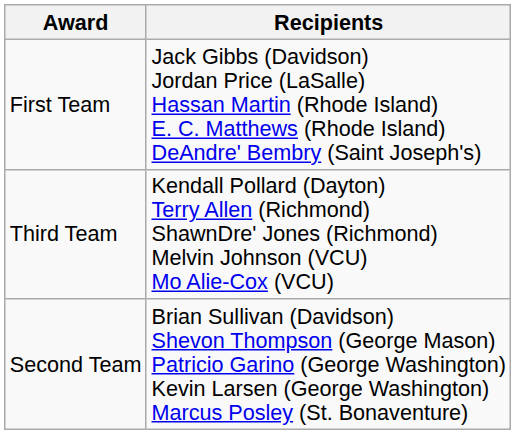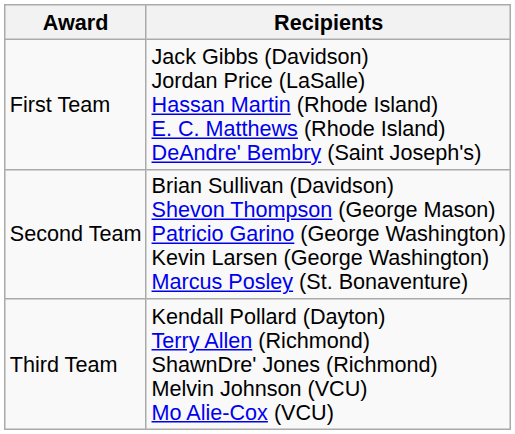rows swapped: (76, 365) <-> (64, 234)
